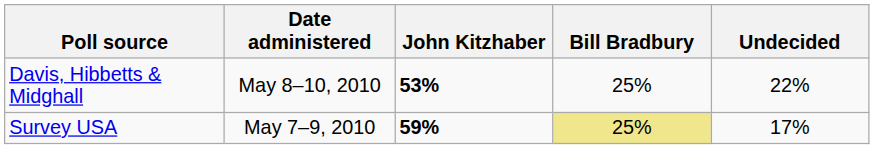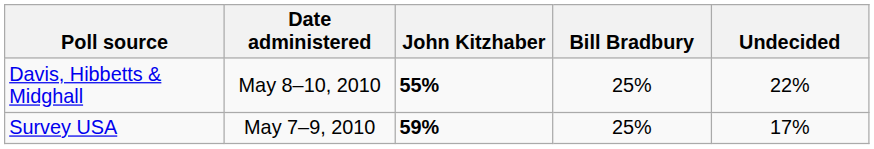(419, 85) 53% -> (419, 85) 55%
(632, 127) khaki background -> (632, 127) no background
